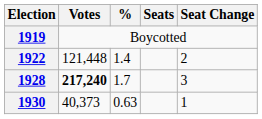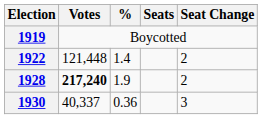(122, 80) 1.7 -> (122, 80) 1.9
(184, 80) 3 -> (184, 80) 2
(81, 102) 40,373 -> (81, 102) 40,337
(125, 102) 0.63 -> (125, 102) 0.36
(184, 102) 1 -> (184, 102) 3
